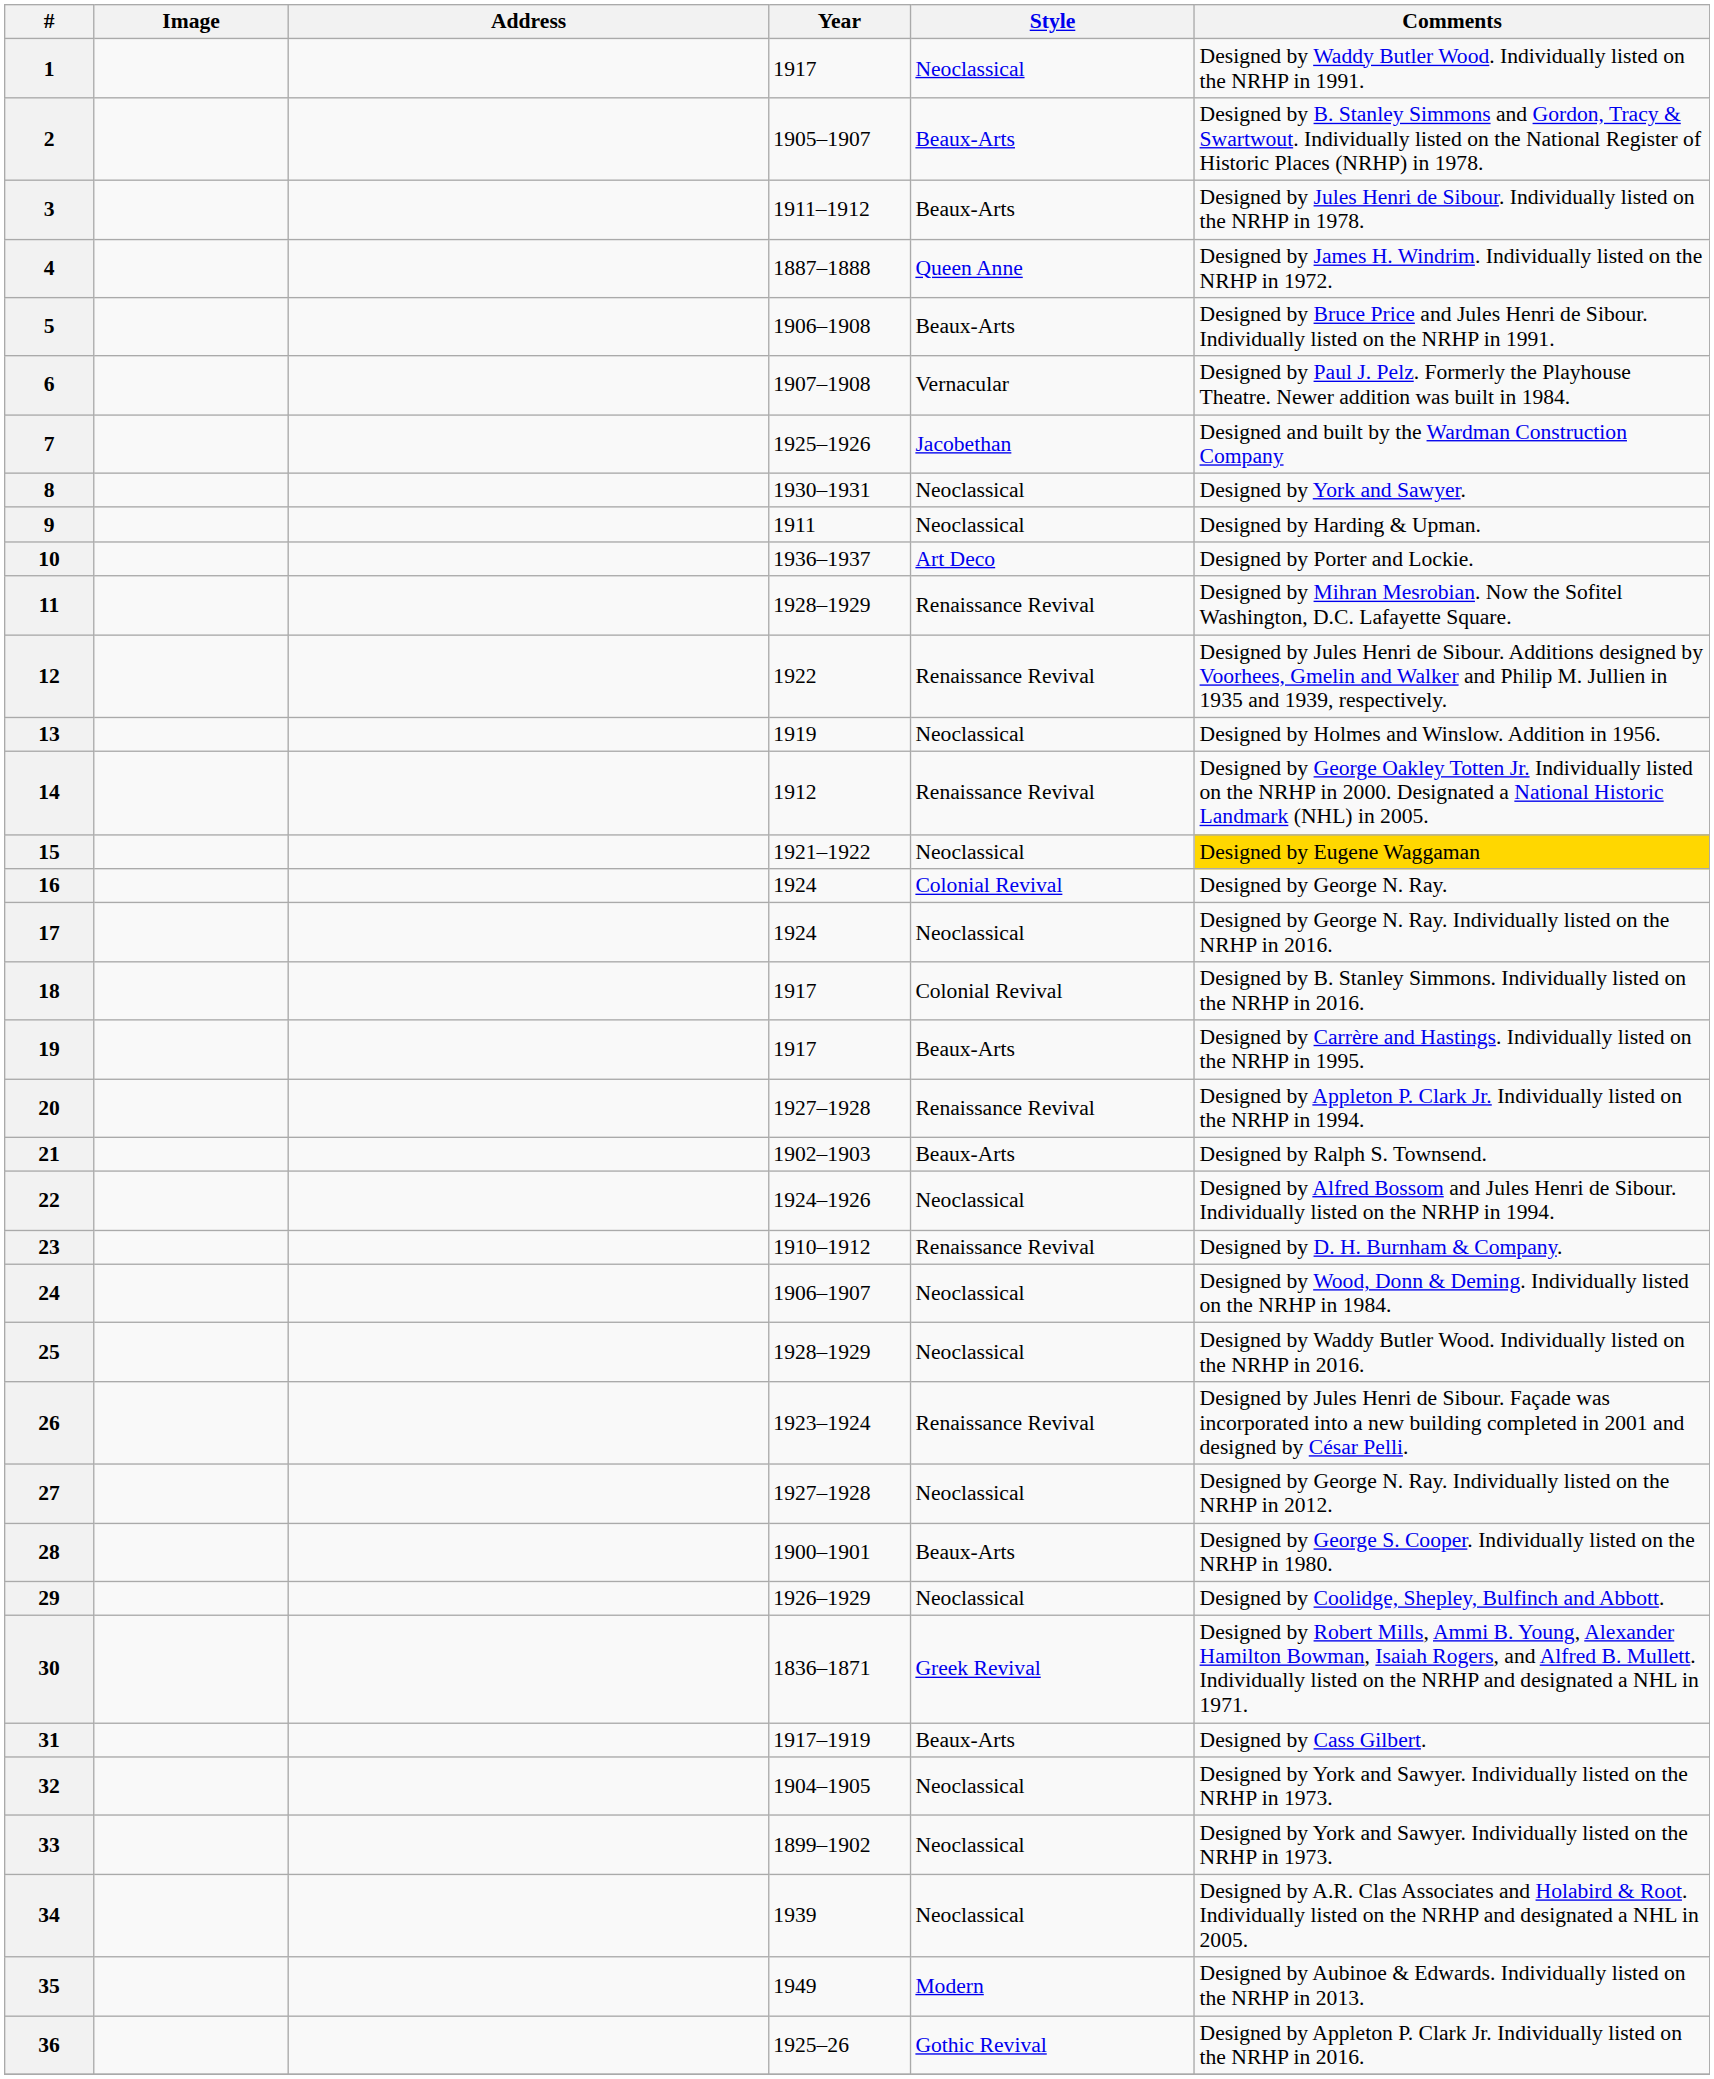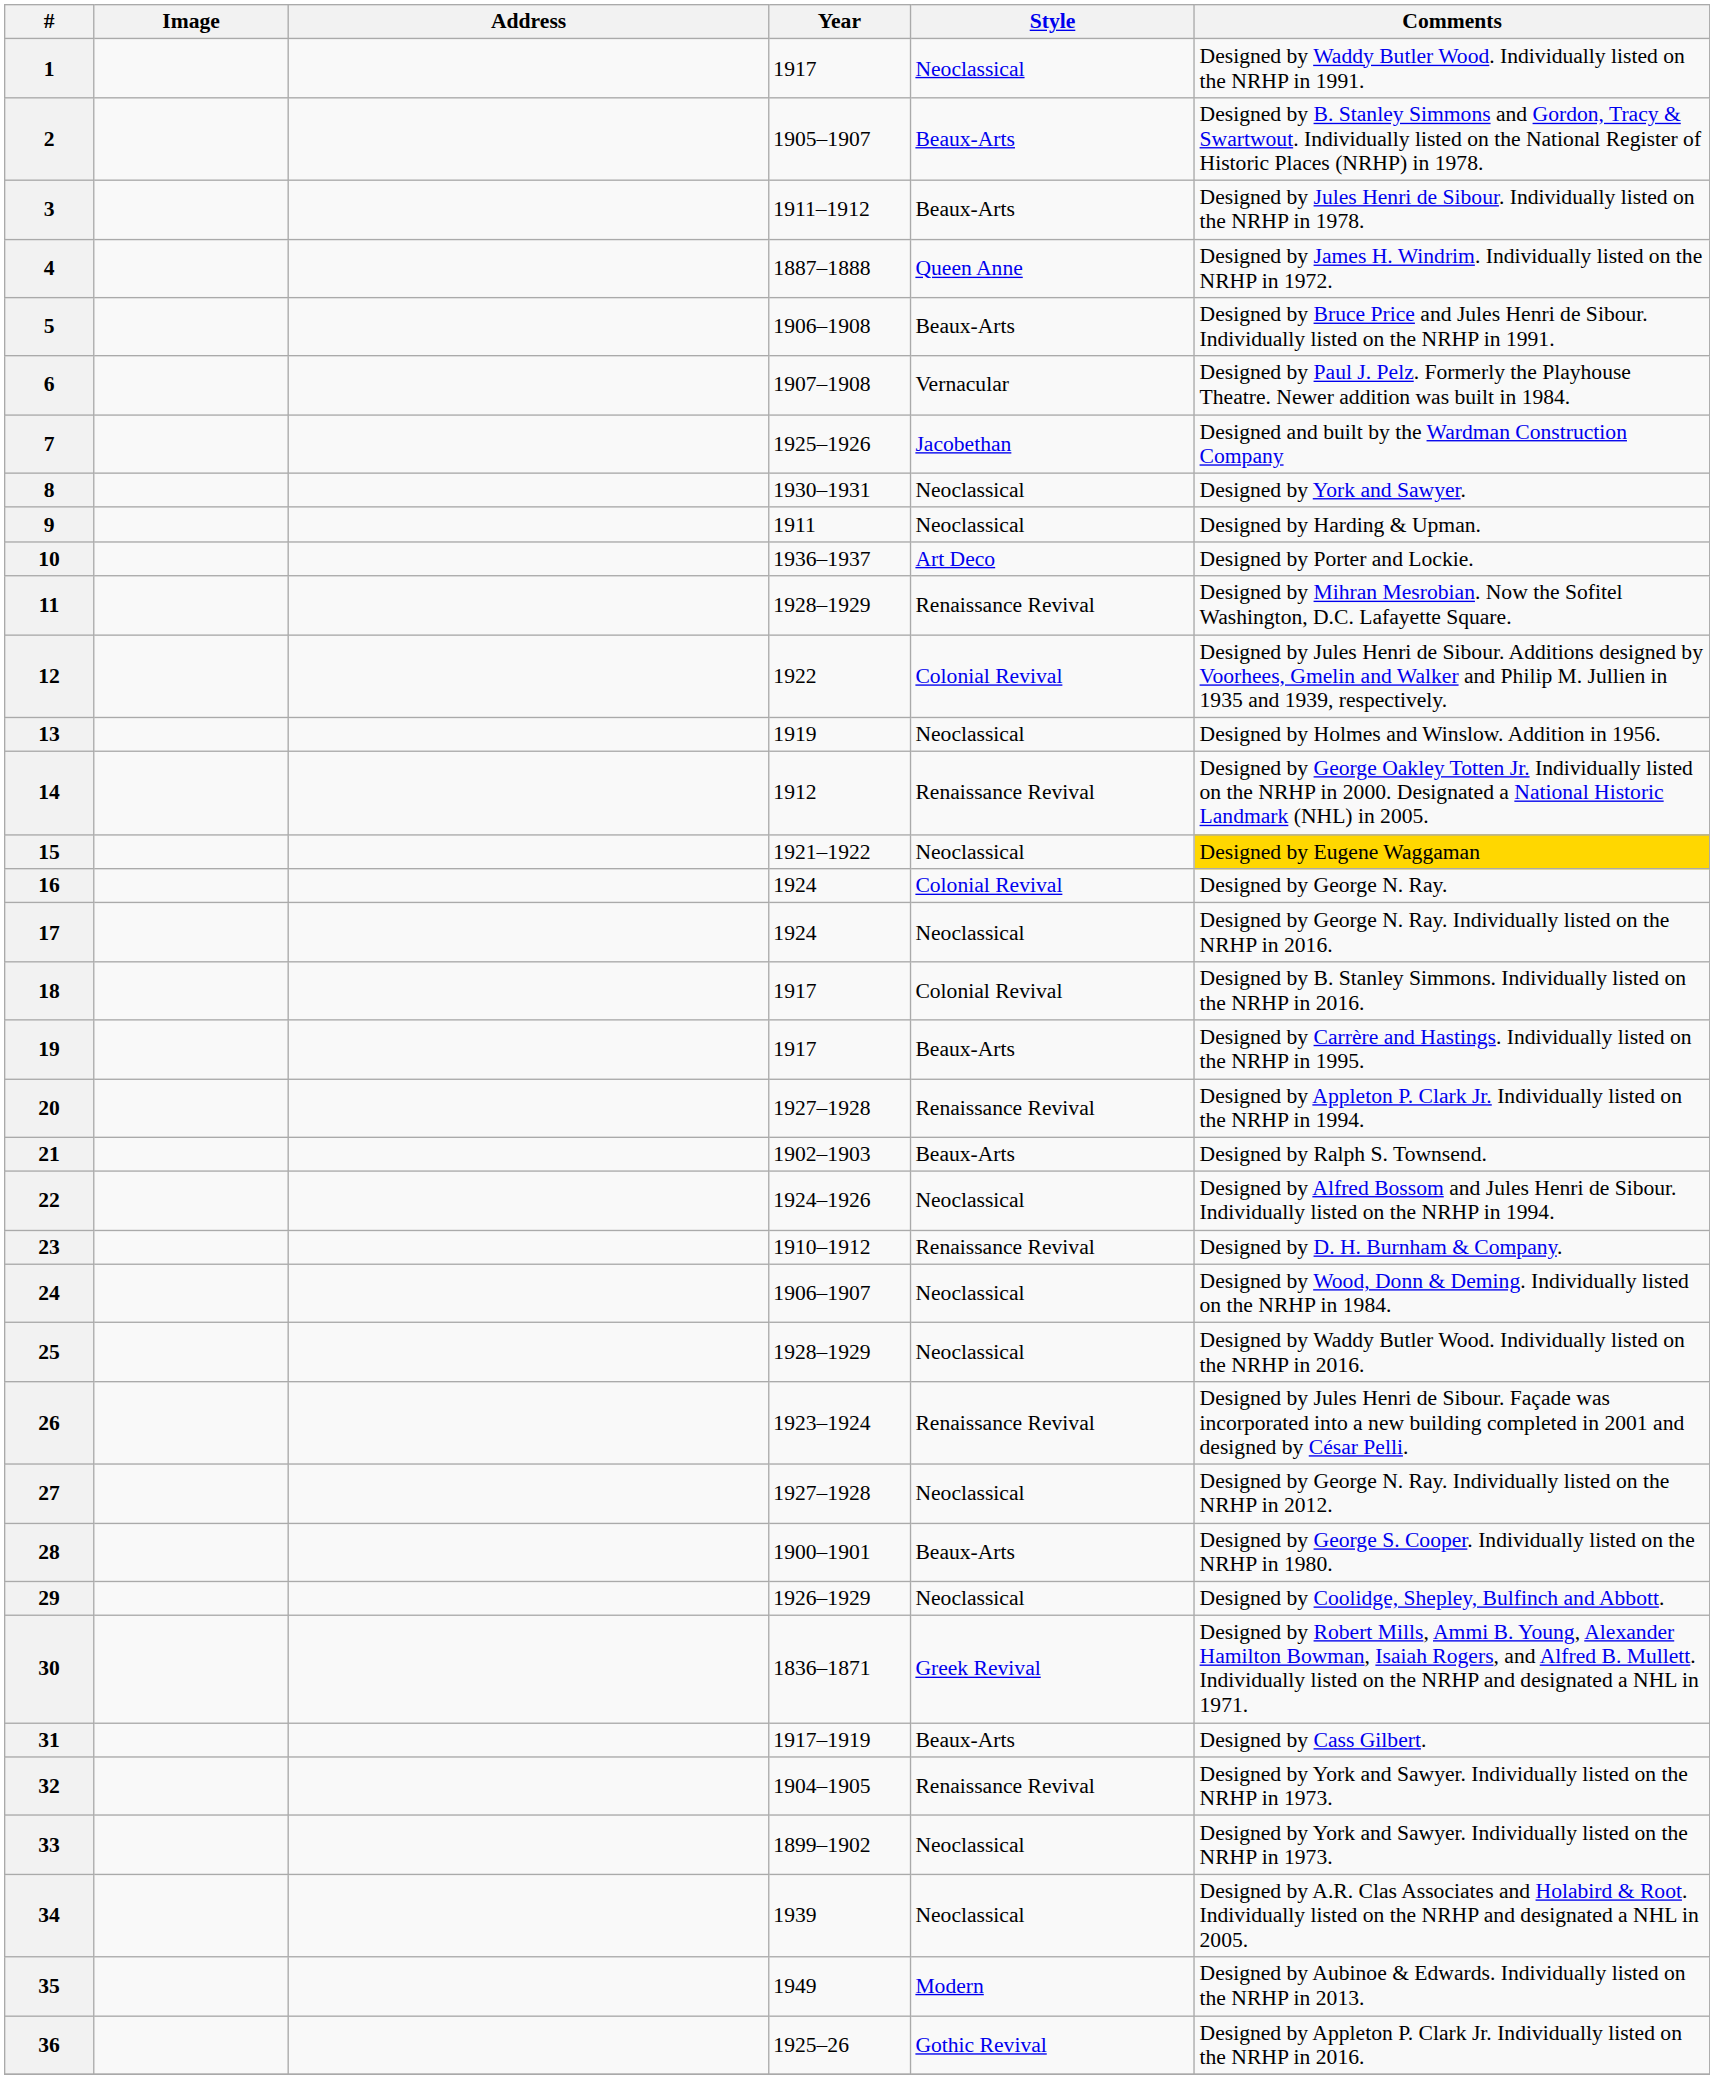(1005, 675) Renaissance Revival -> (989, 675) Colonial Revival
(970, 1786) Neoclassical -> (1005, 1786) Renaissance Revival
